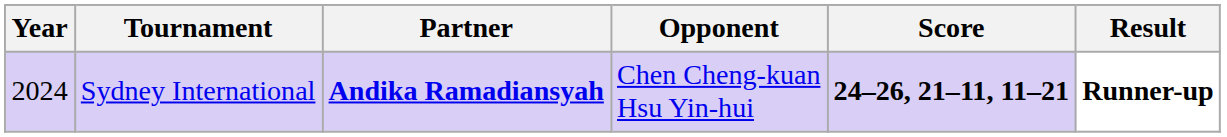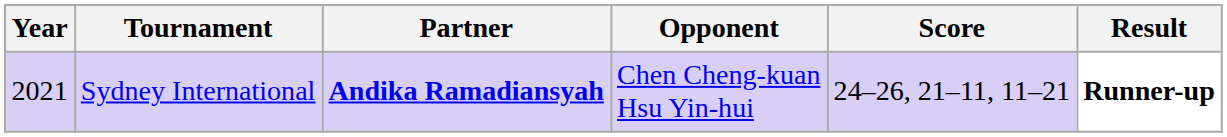(40, 90) 2024 -> (40, 90) 2021
(951, 90) bold -> (952, 90) normal
